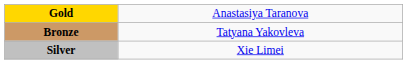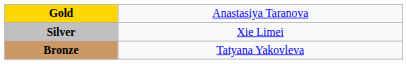rows swapped: (61, 50) <-> (61, 31)
